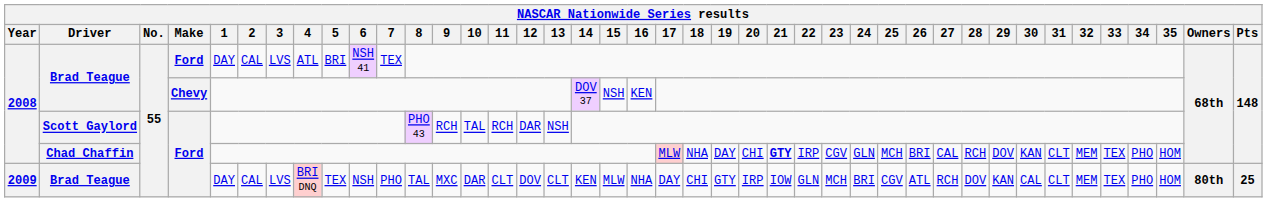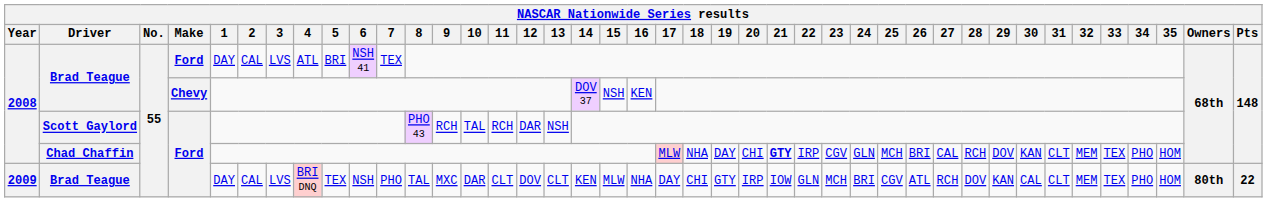(1247, 180) 25 -> (1247, 180) 22
